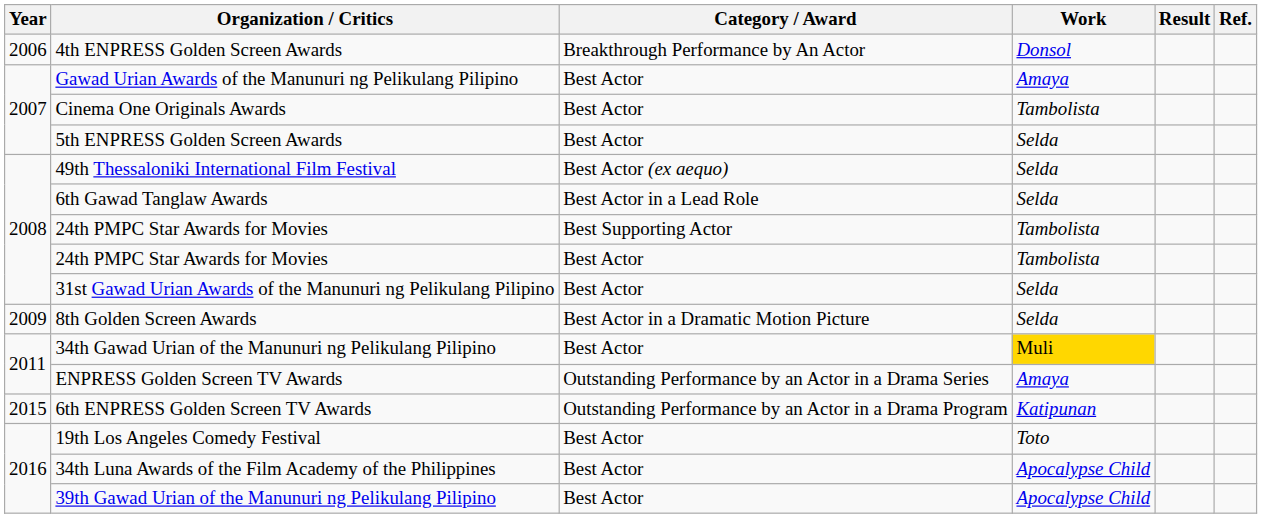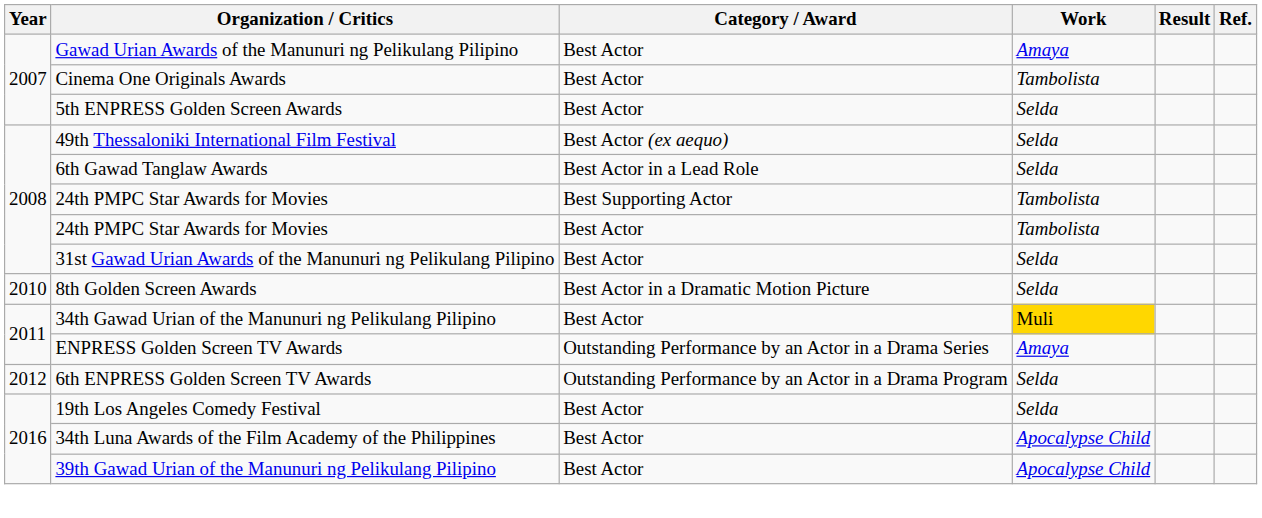- row: (199, 49)
(28, 318) 2009 -> (28, 288) 2010
(28, 408) 2015 -> (28, 378) 2012
(1056, 408) Katipunan -> (1037, 378) Selda
(1033, 438) Toto -> (1037, 408) Selda
